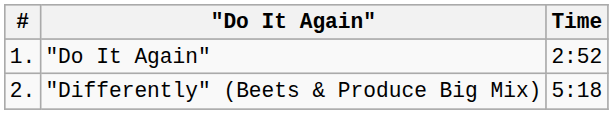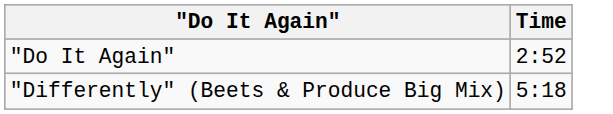- column: (23, 22)
